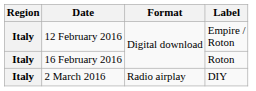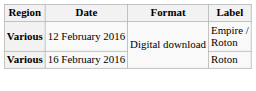(23, 36) Italy -> (25, 36) Various
(23, 59) Italy -> (25, 59) Various
- row: (75, 77)
